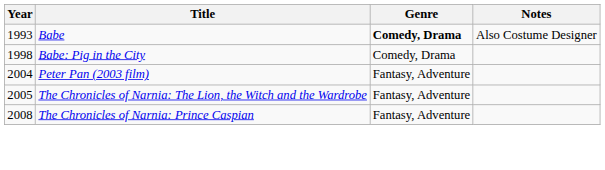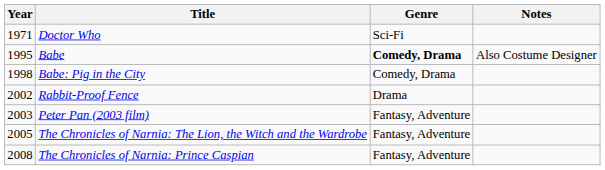+ row: (69, 34)
(20, 34) 1993 -> (20, 54) 1995
+ row: (89, 94)
(20, 74) 2004 -> (20, 114) 2003
